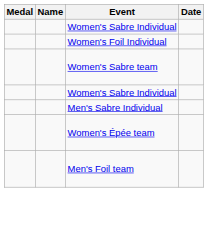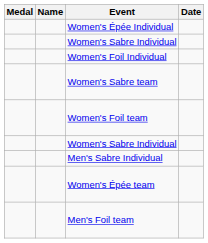+ row: (20, 27)
+ row: (20, 118)
